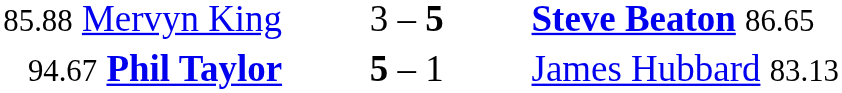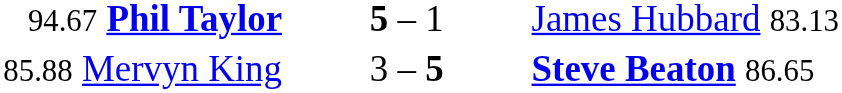rows swapped: (143, 18) <-> (155, 69)
